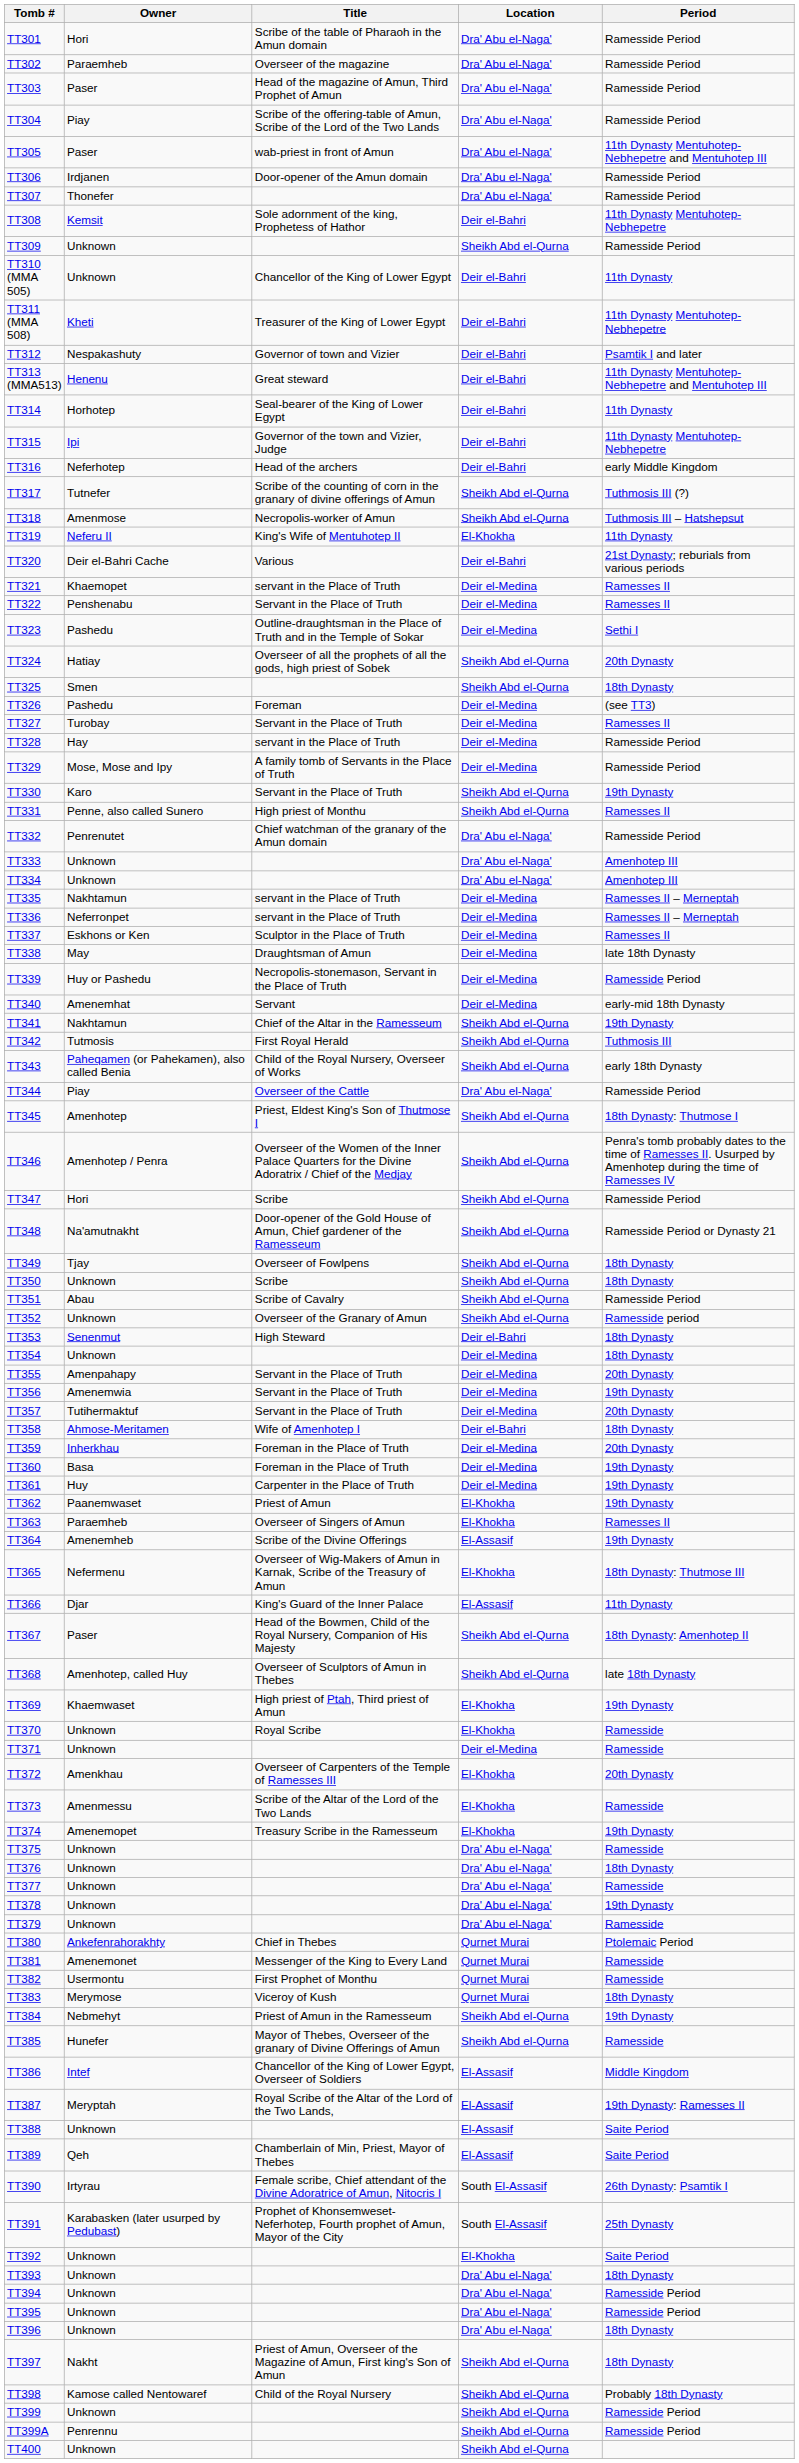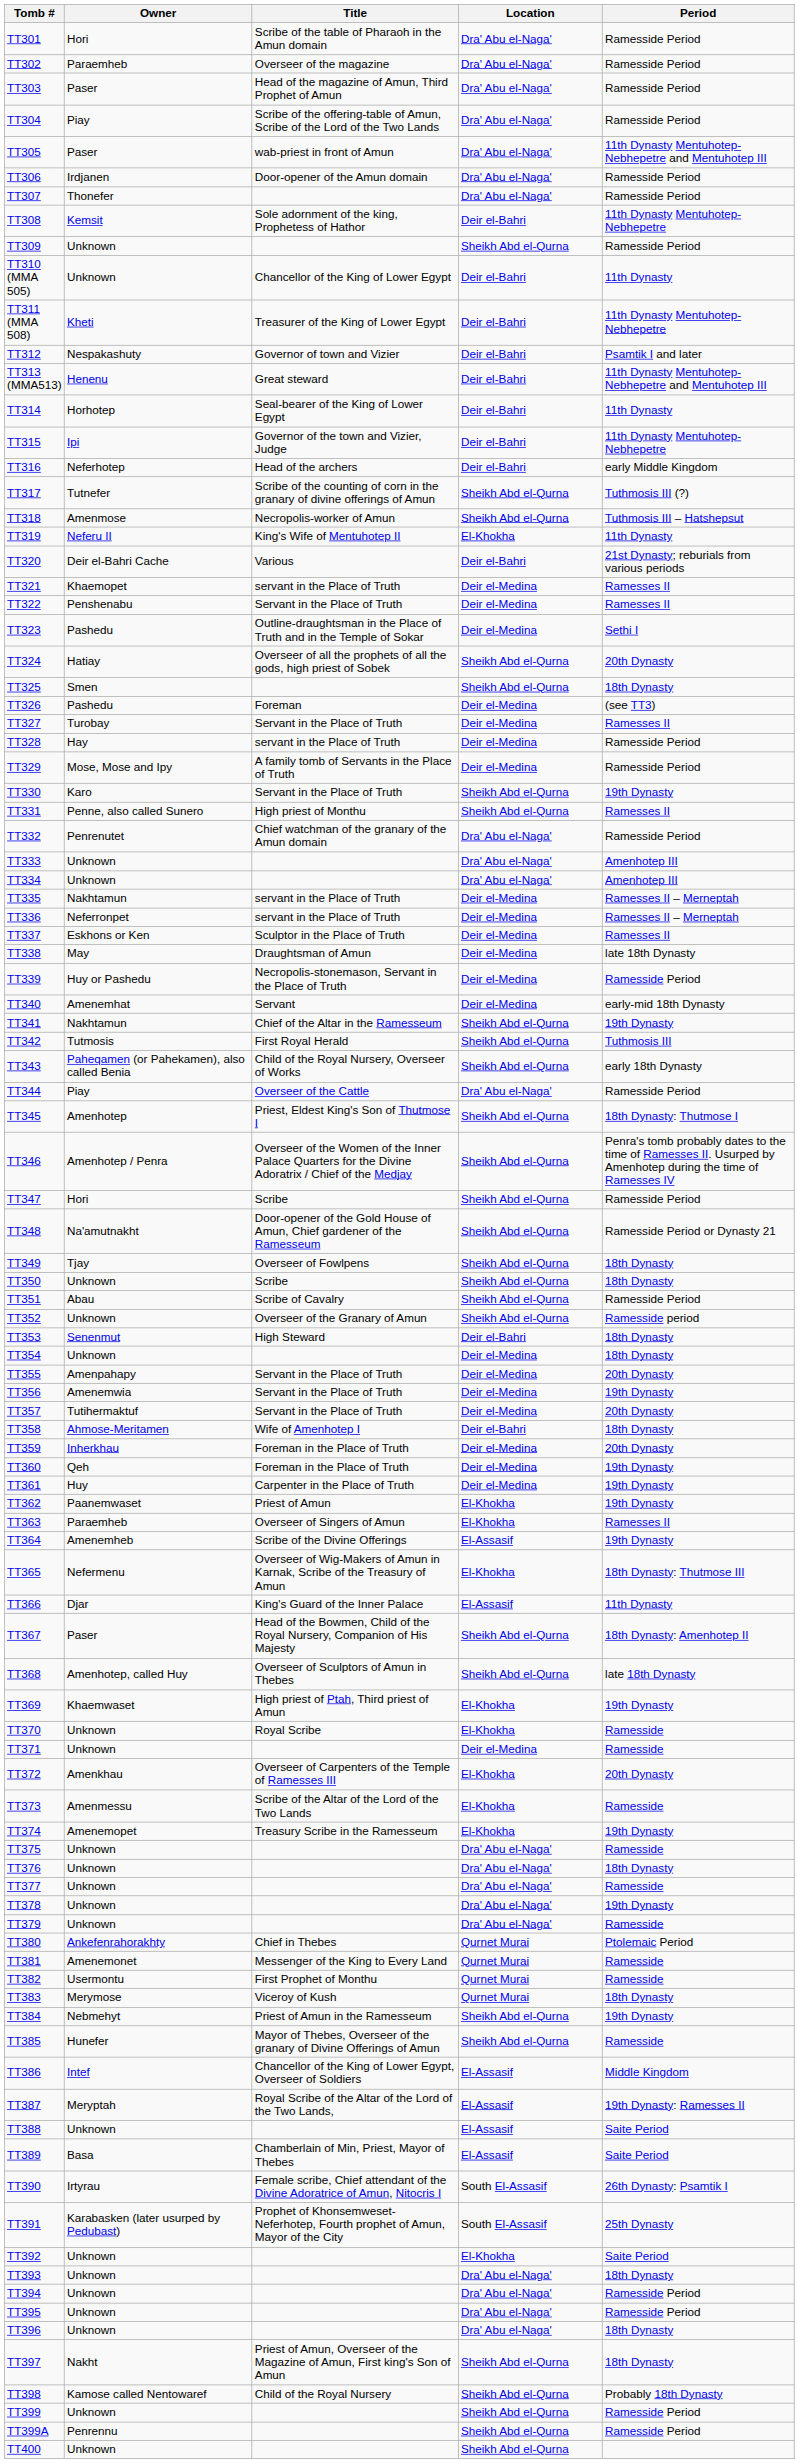(80, 1466) Basa -> (78, 1466) Qeh
(78, 2155) Qeh -> (80, 2155) Basa
